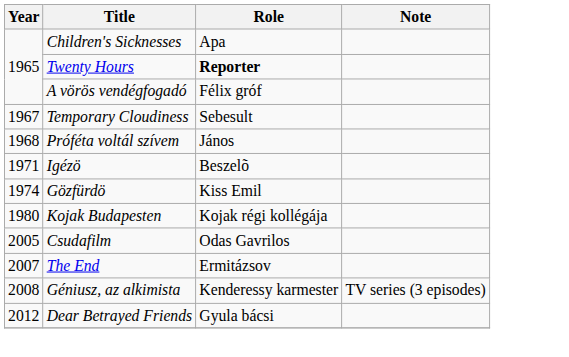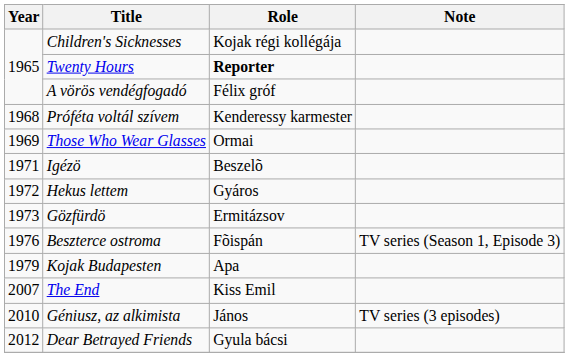(212, 41) Apa -> (277, 41) Kojak régi kollégája
- row: (118, 116)
(217, 141) János -> (283, 116) Kenderessy karmester
+ row: (126, 141)
+ row: (87, 191)
(24, 191) 1974 -> (24, 215) 1973
(231, 191) Kiss Emil -> (249, 215) Ermitázsov
+ row: (104, 240)
(24, 215) 1980 -> (24, 265) 1979
(263, 215) Kojak régi kollégája -> (226, 265) Apa
- row: (79, 240)
(235, 265) Ermitázsov -> (244, 290) Kiss Emil
(24, 290) 2008 -> (24, 315) 2010
(269, 290) Kenderessy karmester -> (231, 315) János
